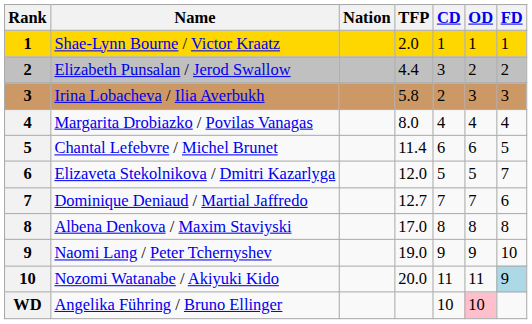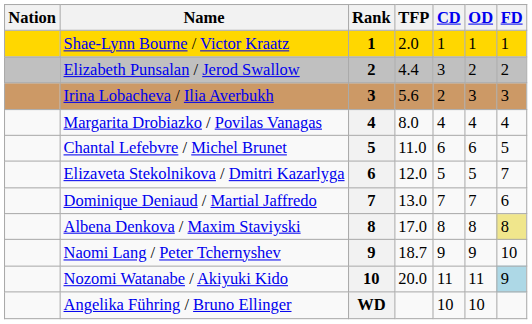columns swapped: (28, 17) <-> (367, 17)
(409, 95) 5.8 -> (409, 95) 5.6
(412, 148) 11.4 -> (412, 148) 11.0
(413, 200) 12.7 -> (413, 200) 13.0
(505, 226) no background -> (505, 226) khaki background
(413, 252) 19.0 -> (413, 252) 18.7
(477, 305) pink background -> (477, 305) no background
